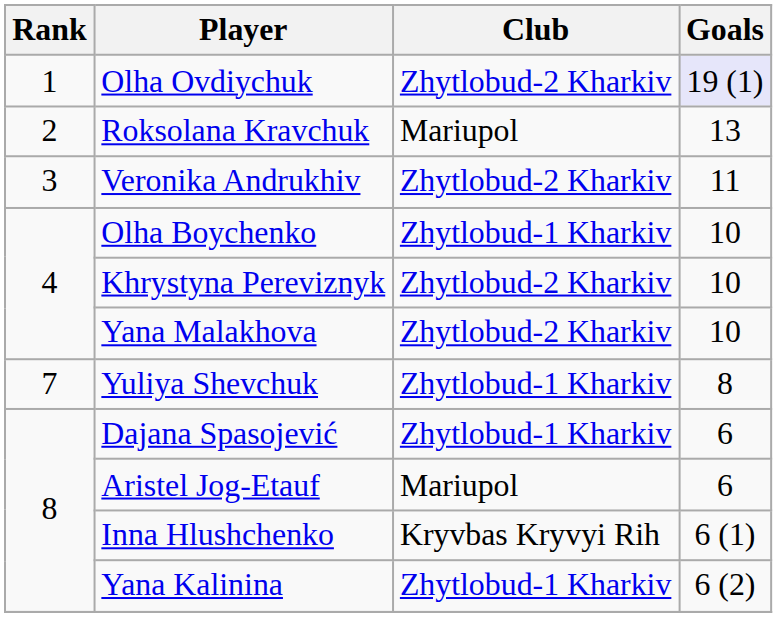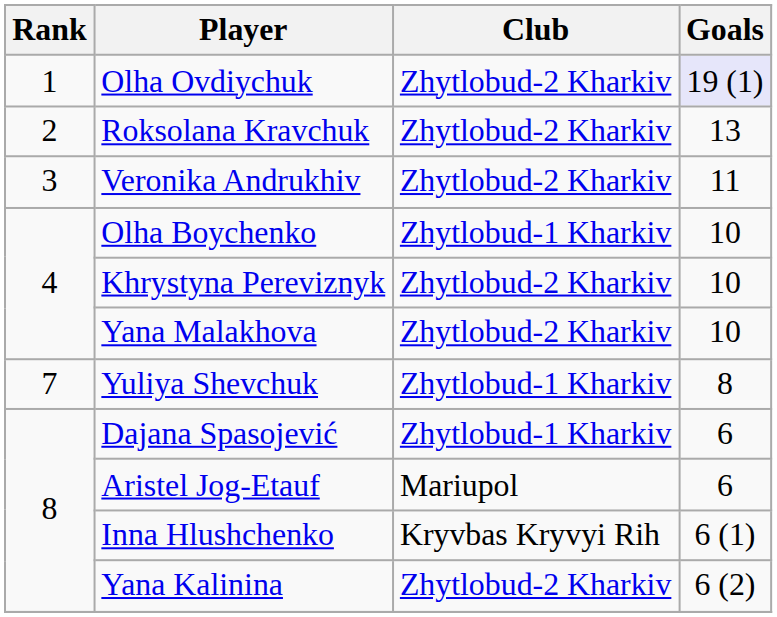(459, 130) Mariupol -> (536, 130) Zhytlobud-2 Kharkiv
(536, 585) Zhytlobud-1 Kharkiv -> (536, 585) Zhytlobud-2 Kharkiv
